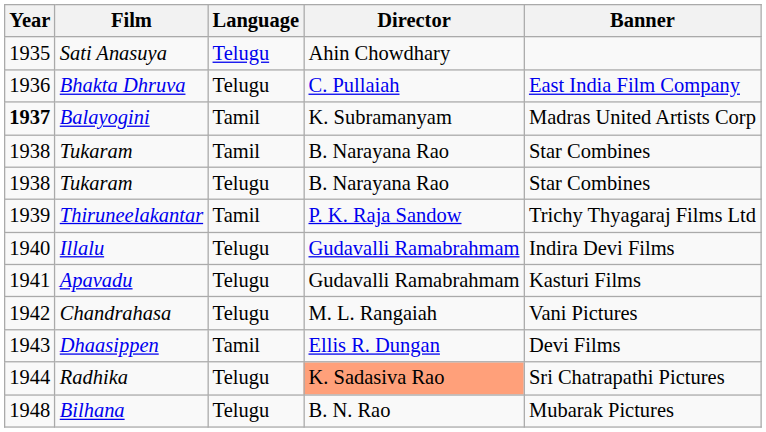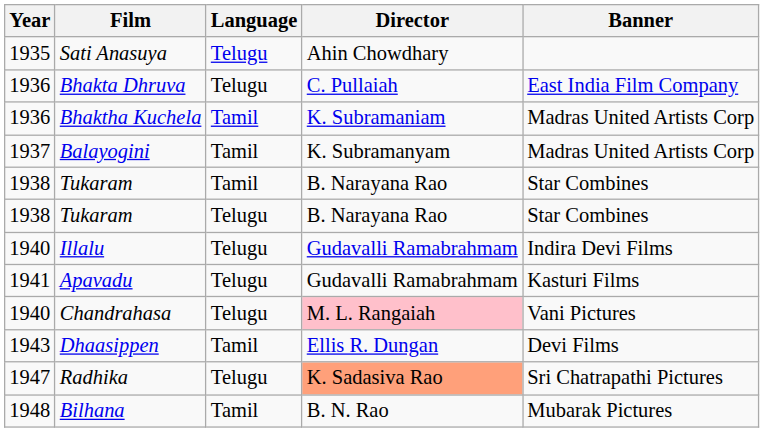+ row: (131, 118)
(30, 118) bold -> (30, 150) normal
- row: (131, 215)
(30, 313) 1942 -> (30, 313) 1940
(373, 313) no background -> (371, 313) pink background
(30, 378) 1944 -> (30, 378) 1947
+ row: (92, 410)
- row: (92, 410)
